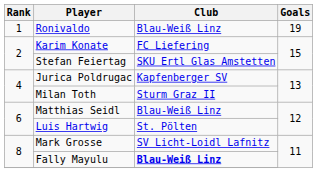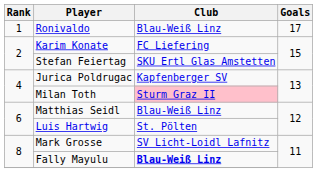(295, 29) 19 -> (295, 29) 17
(176, 94) no background -> (176, 94) pink background
